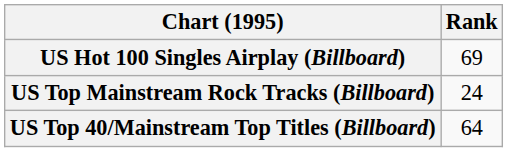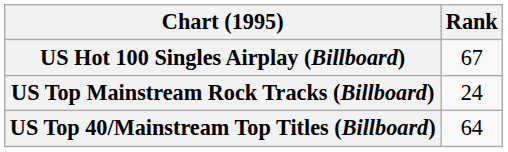(472, 57) 69 -> (472, 57) 67
